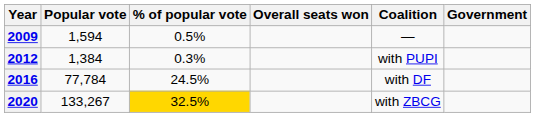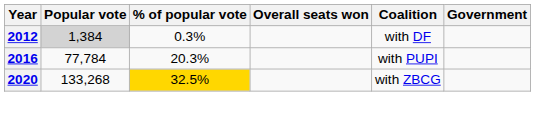- row: (23, 36)
(85, 58) no background -> (85, 36) lightgrey background
(408, 58) with PUPI -> (408, 36) with DF
(190, 79) 24.5% -> (190, 58) 20.3%
(408, 79) with DF -> (408, 58) with PUPI
(85, 101) 133,267 -> (85, 79) 133,268
